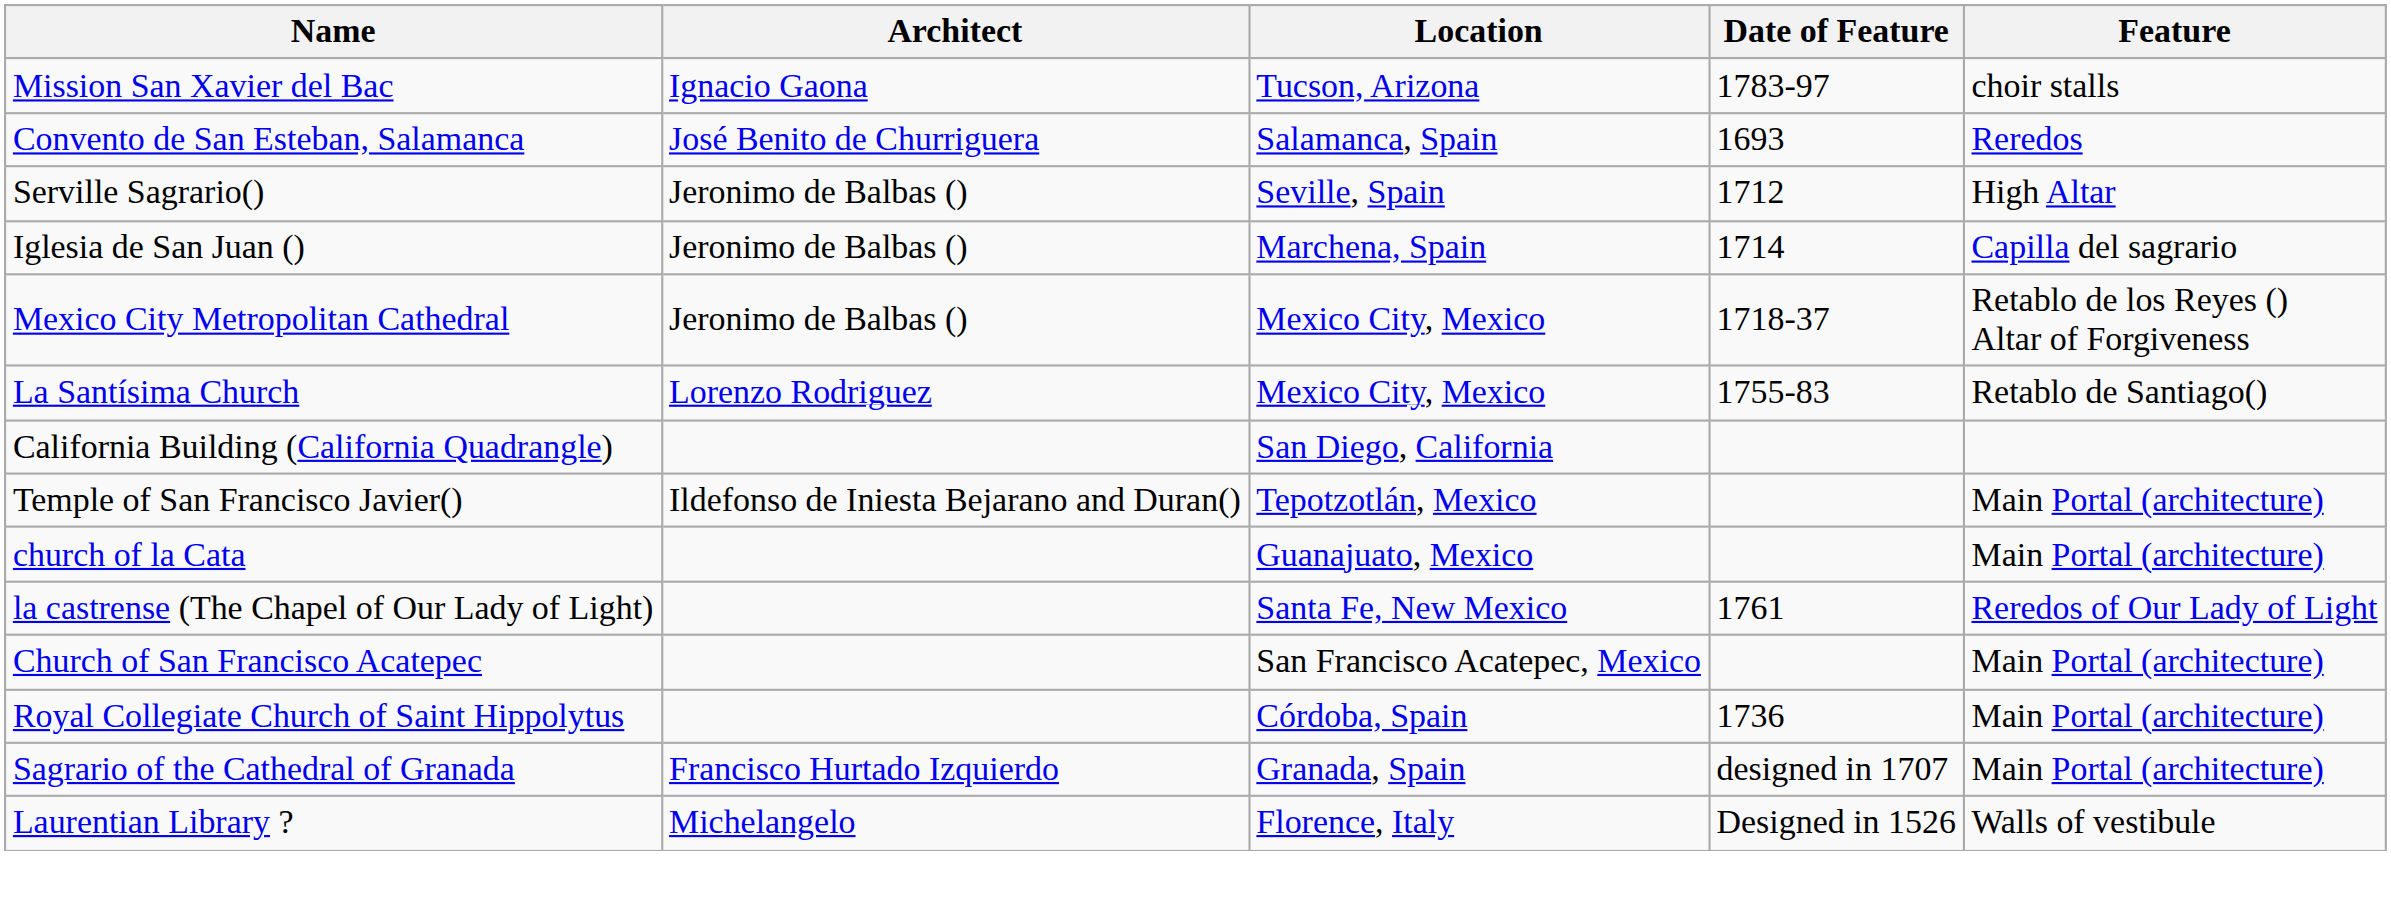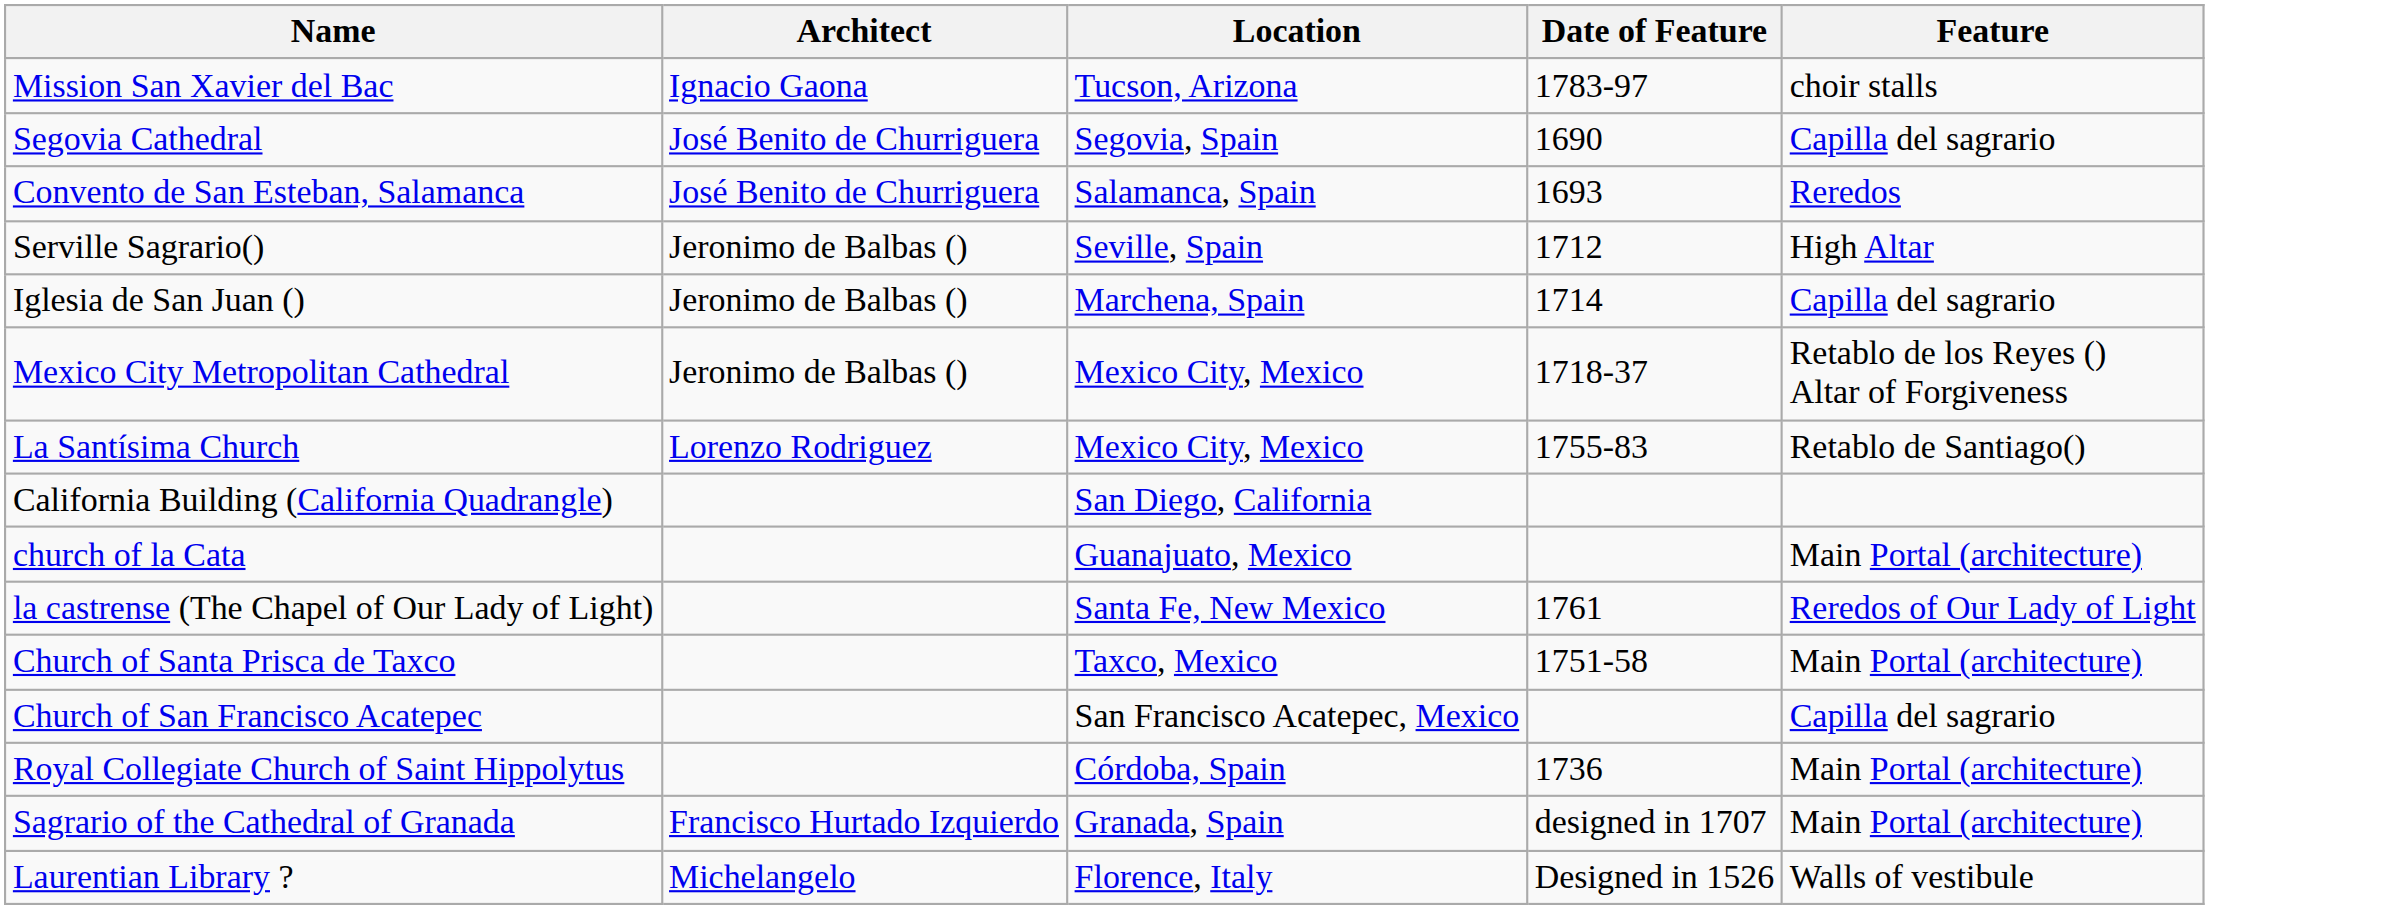+ row: (138, 138)
- row: (238, 499)
+ row: (234, 661)
(2148, 661) Main Portal (architecture) -> (1923, 715) Capilla del sagrario
